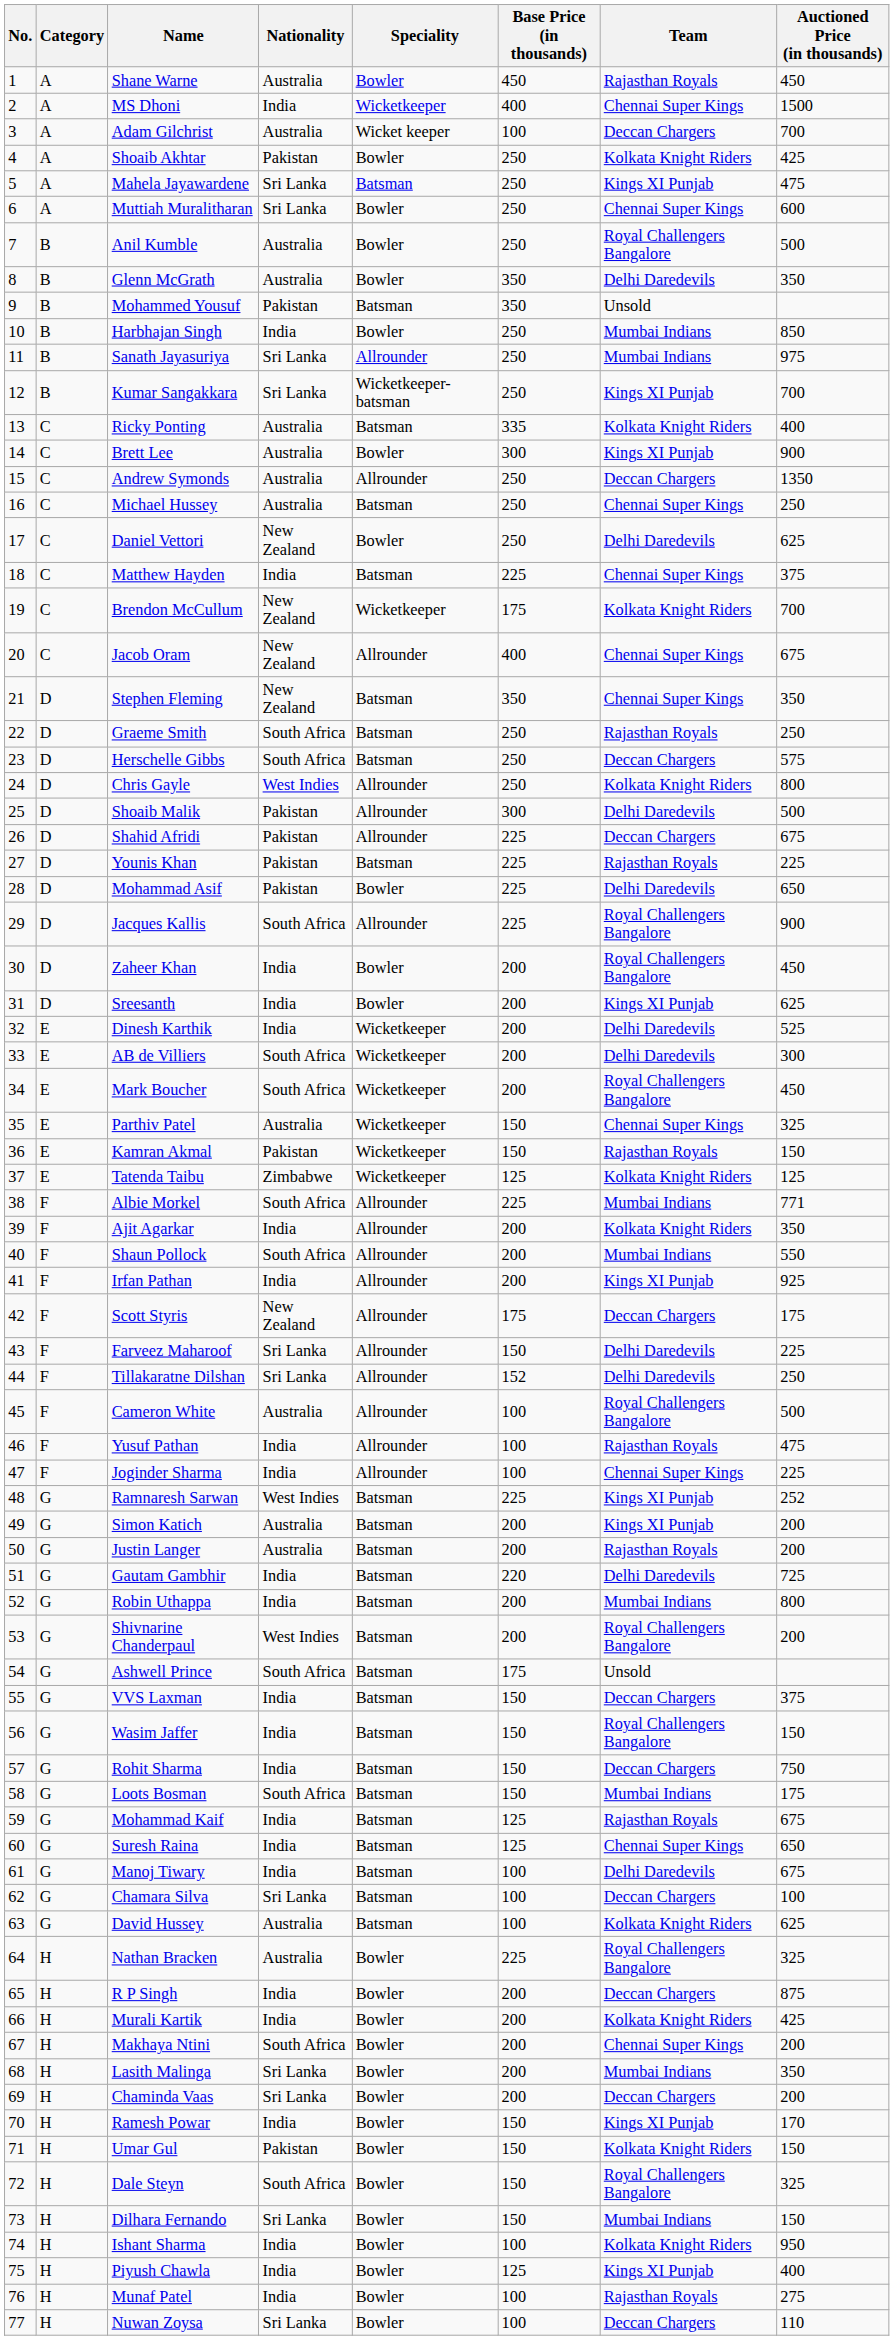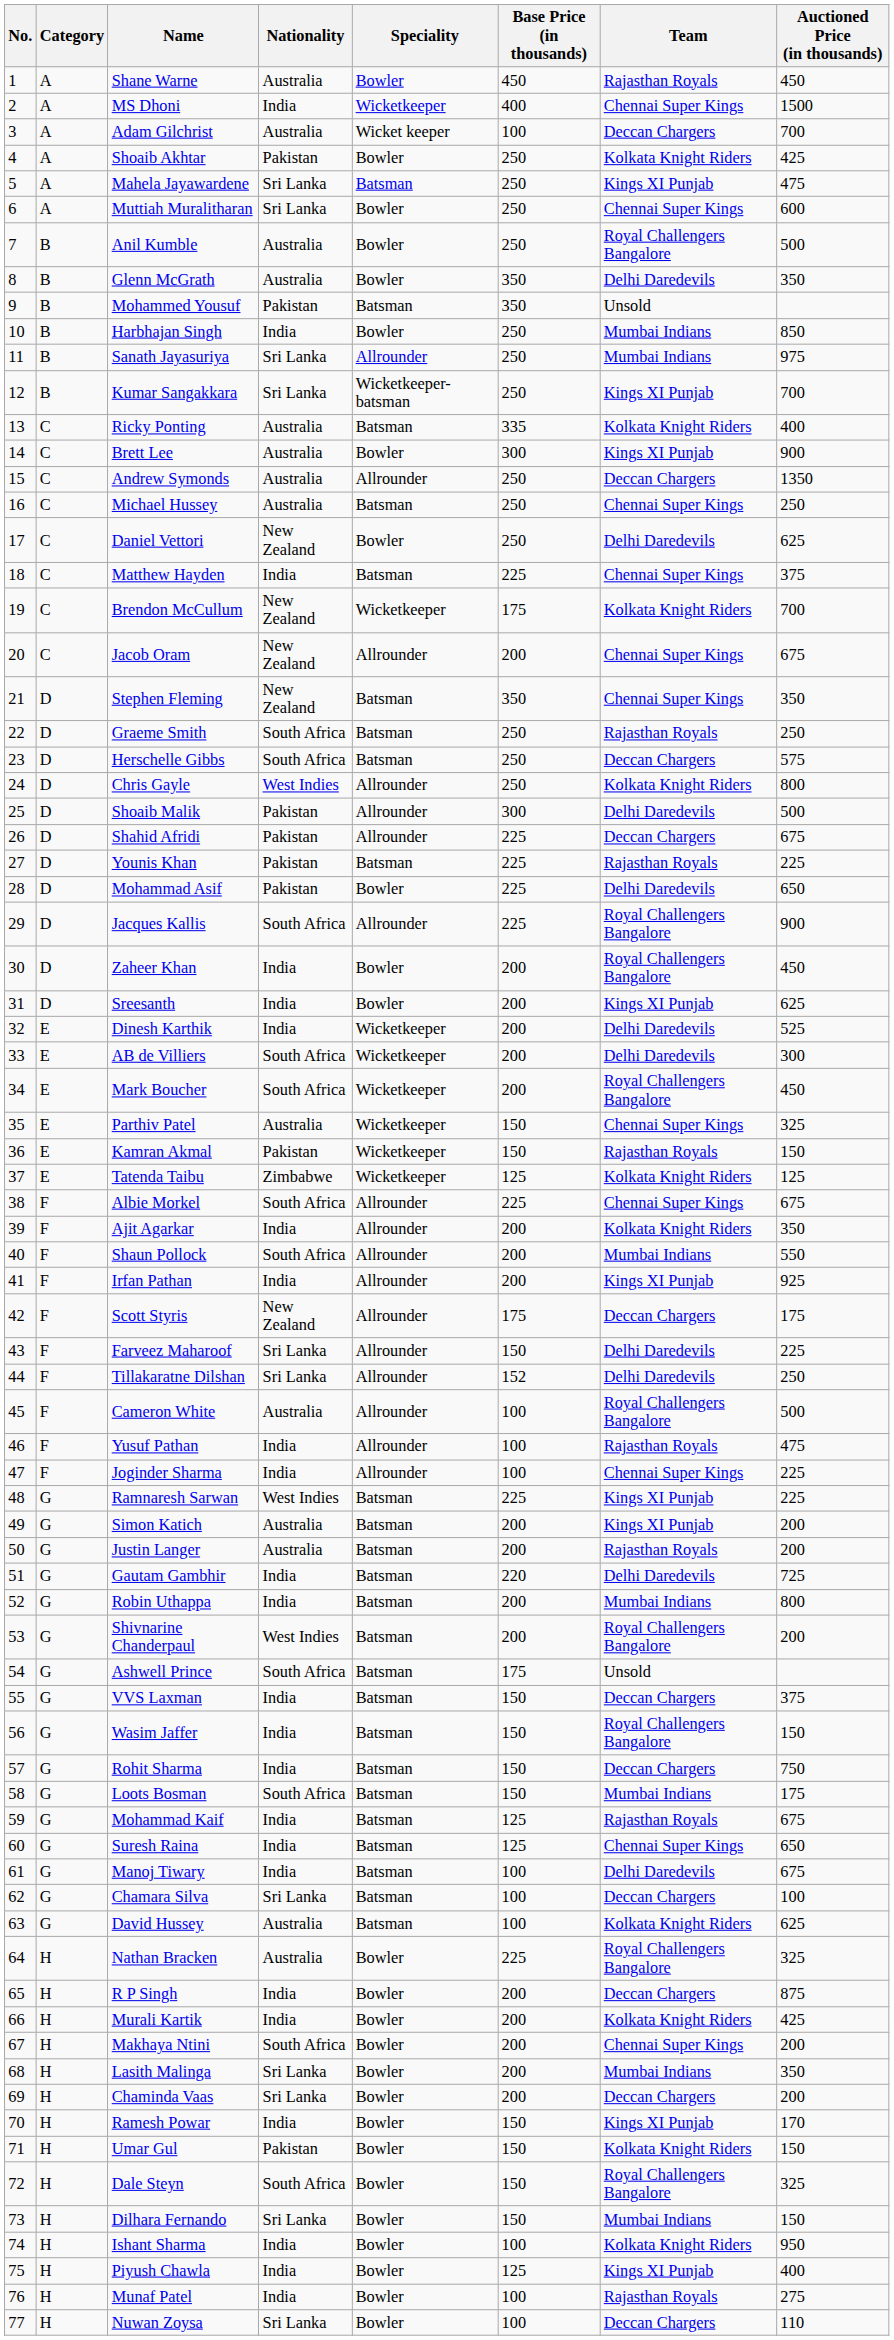(514, 654) 400 -> (514, 654) 200
(657, 1202) Mumbai Indians -> (674, 1202) Chennai Super Kings
(793, 1202) 771 -> (793, 1202) 675
(793, 1498) 252 -> (793, 1498) 225
